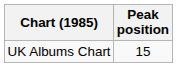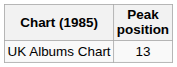(143, 51) 15 -> (143, 51) 13
